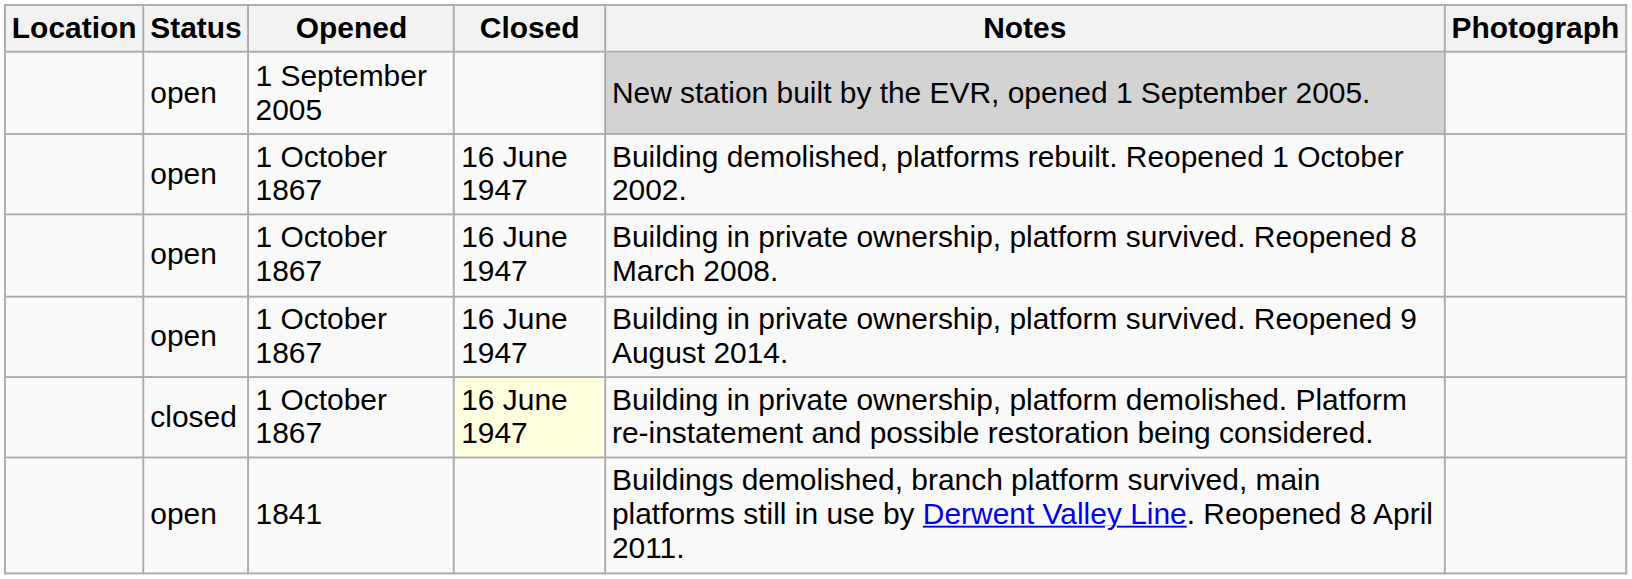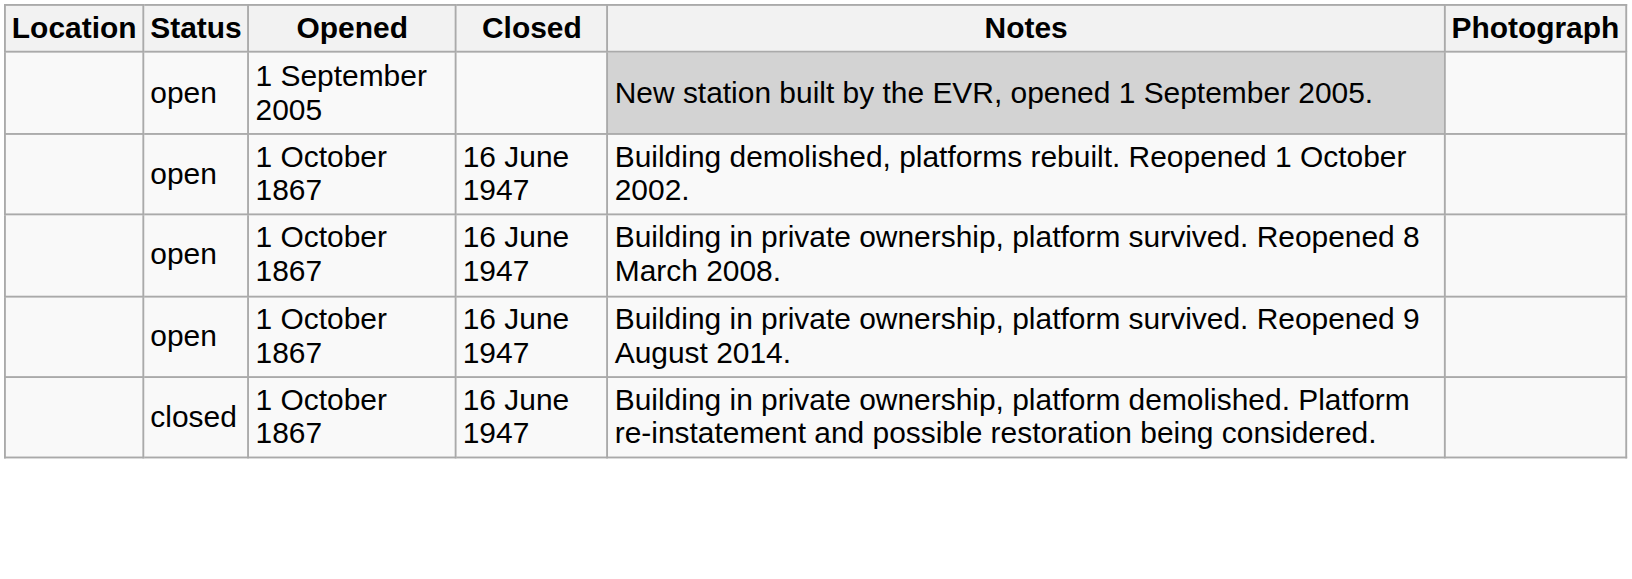(514, 416) lightyellow background -> (516, 416) no background
- row: (184, 514)
